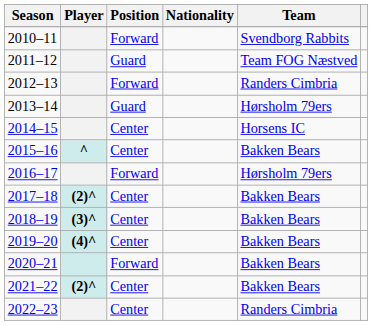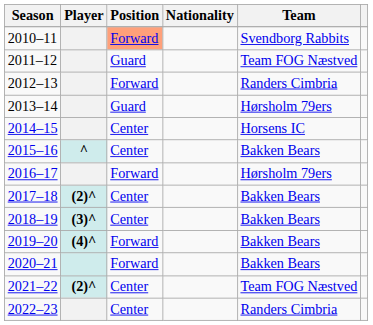(134, 38) no background -> (134, 38) lightsalmon background
(129, 241) Center -> (134, 241) Forward
(280, 286) Bakken Bears -> (299, 286) Team FOG Næstved
